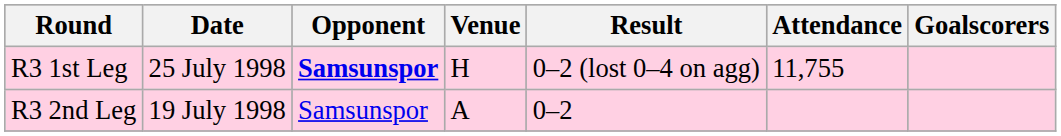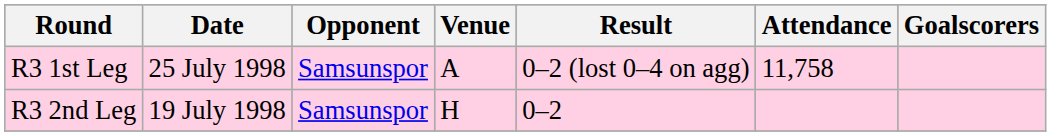(368, 67) bold -> (363, 67) normal
(460, 67) H -> (450, 67) A
(808, 67) 11,755 -> (798, 67) 11,758
(460, 109) A -> (450, 109) H
